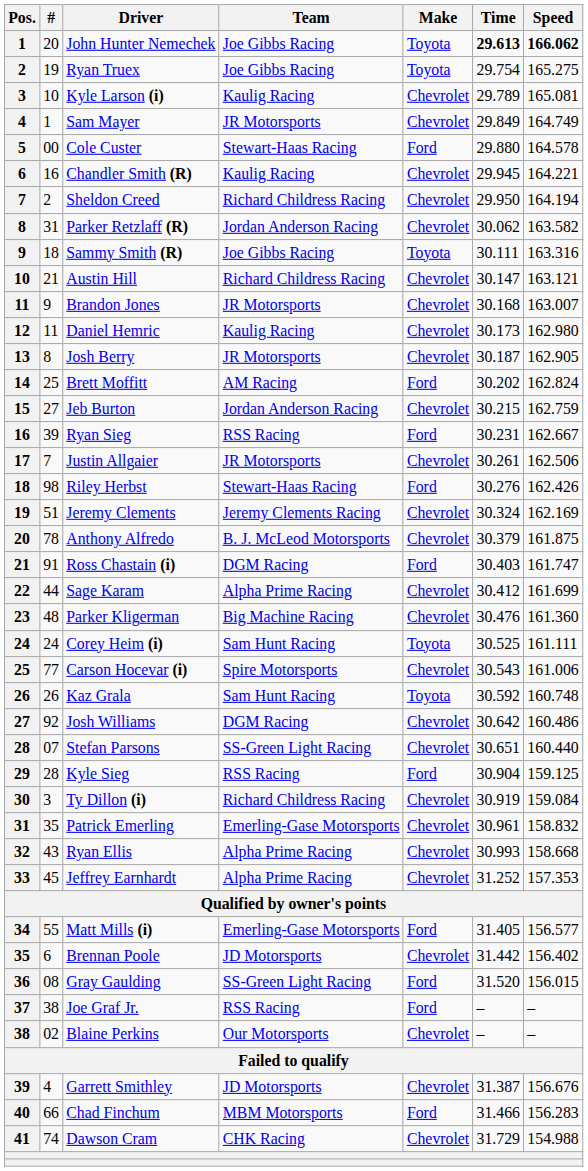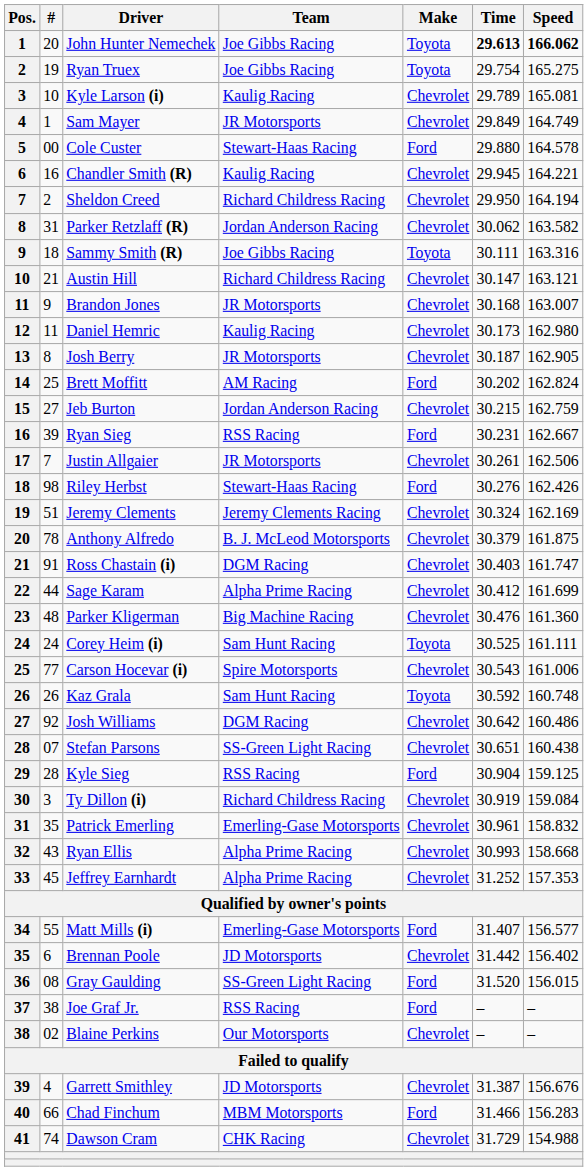(422, 565) Ford -> (438, 565) Chevrolet
(553, 747) 160.440 -> (553, 747) 160.438
(498, 929) 31.405 -> (498, 929) 31.407
